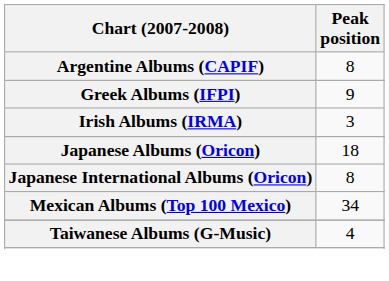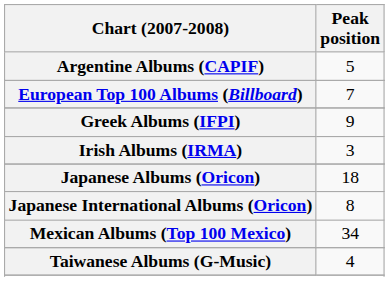(350, 66) 8 -> (350, 66) 5
+ row: (160, 94)
